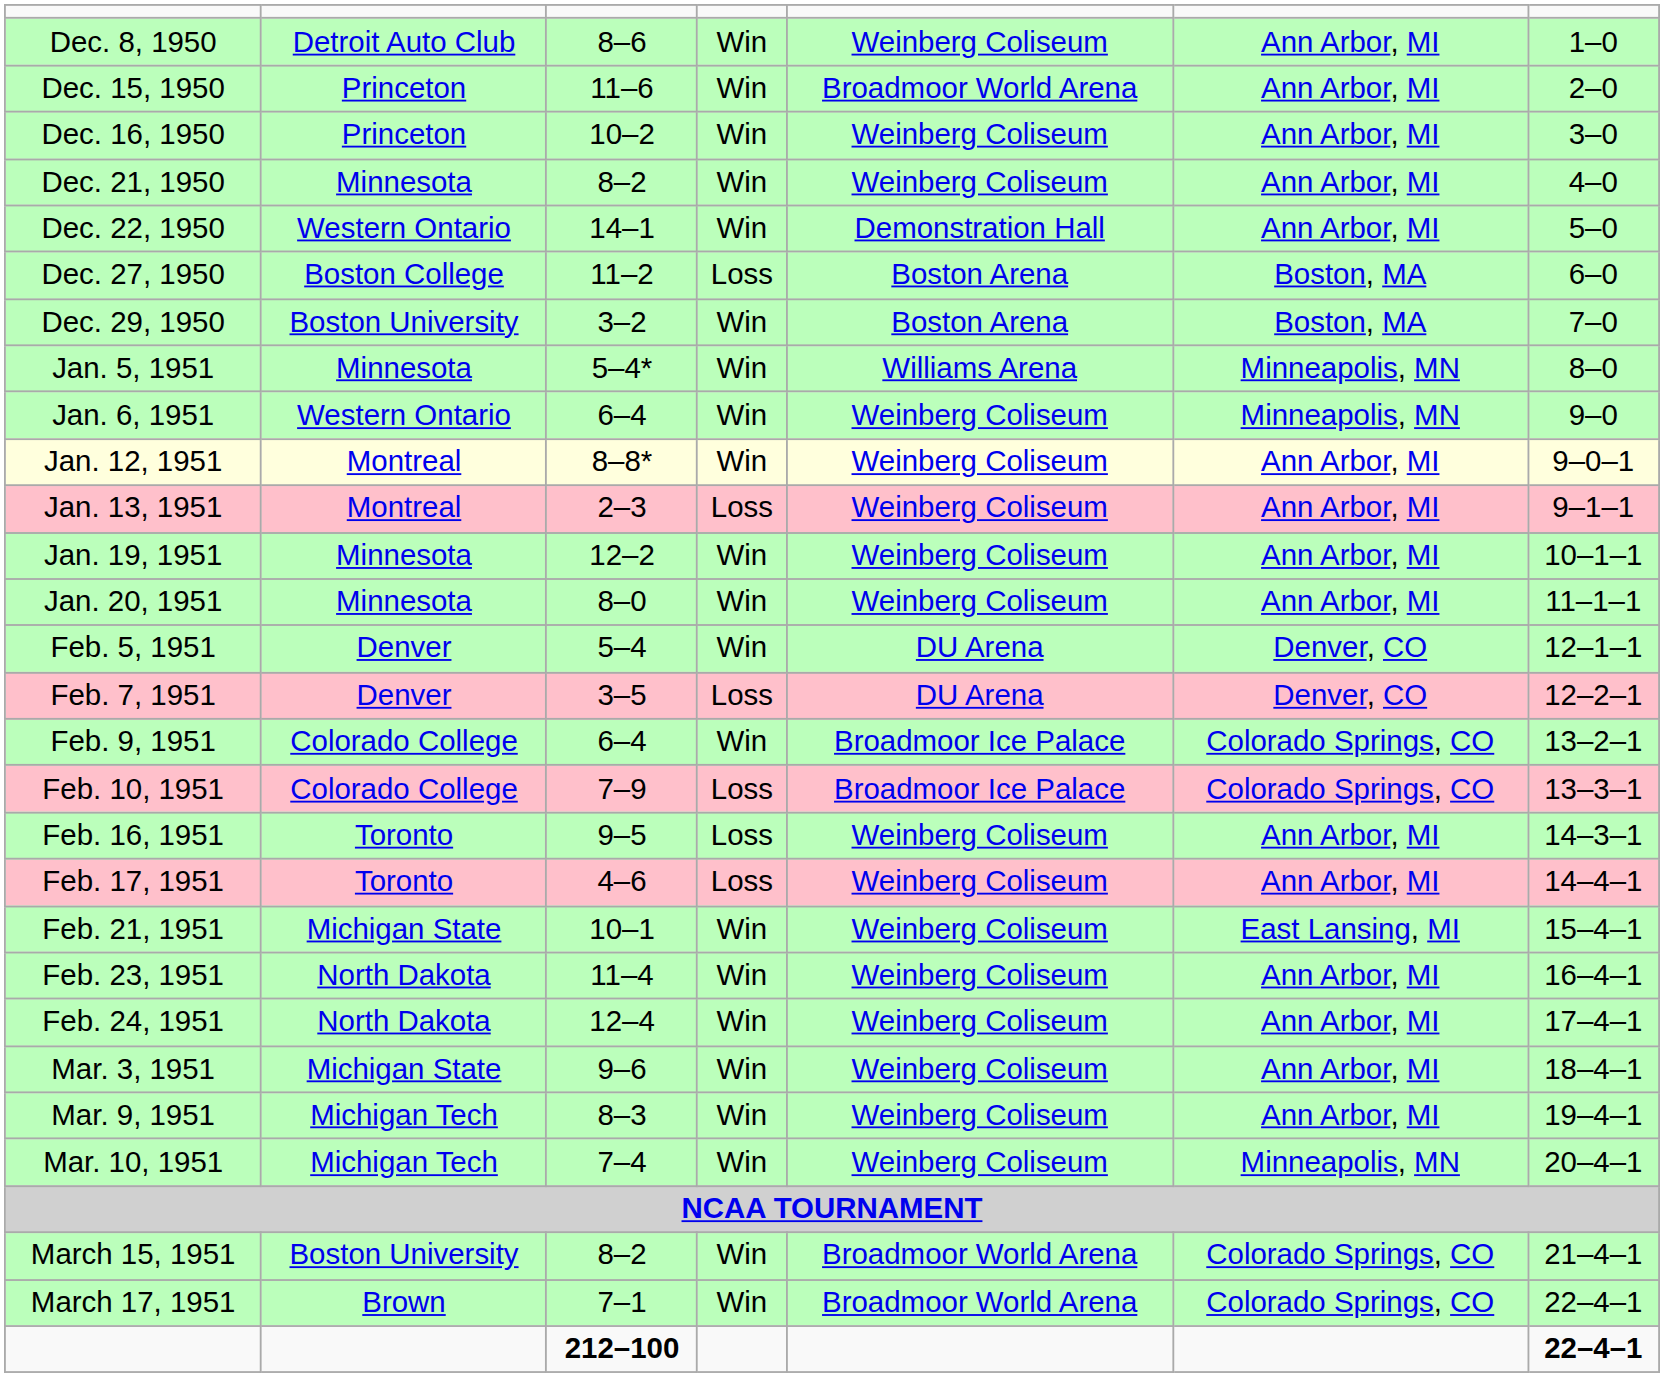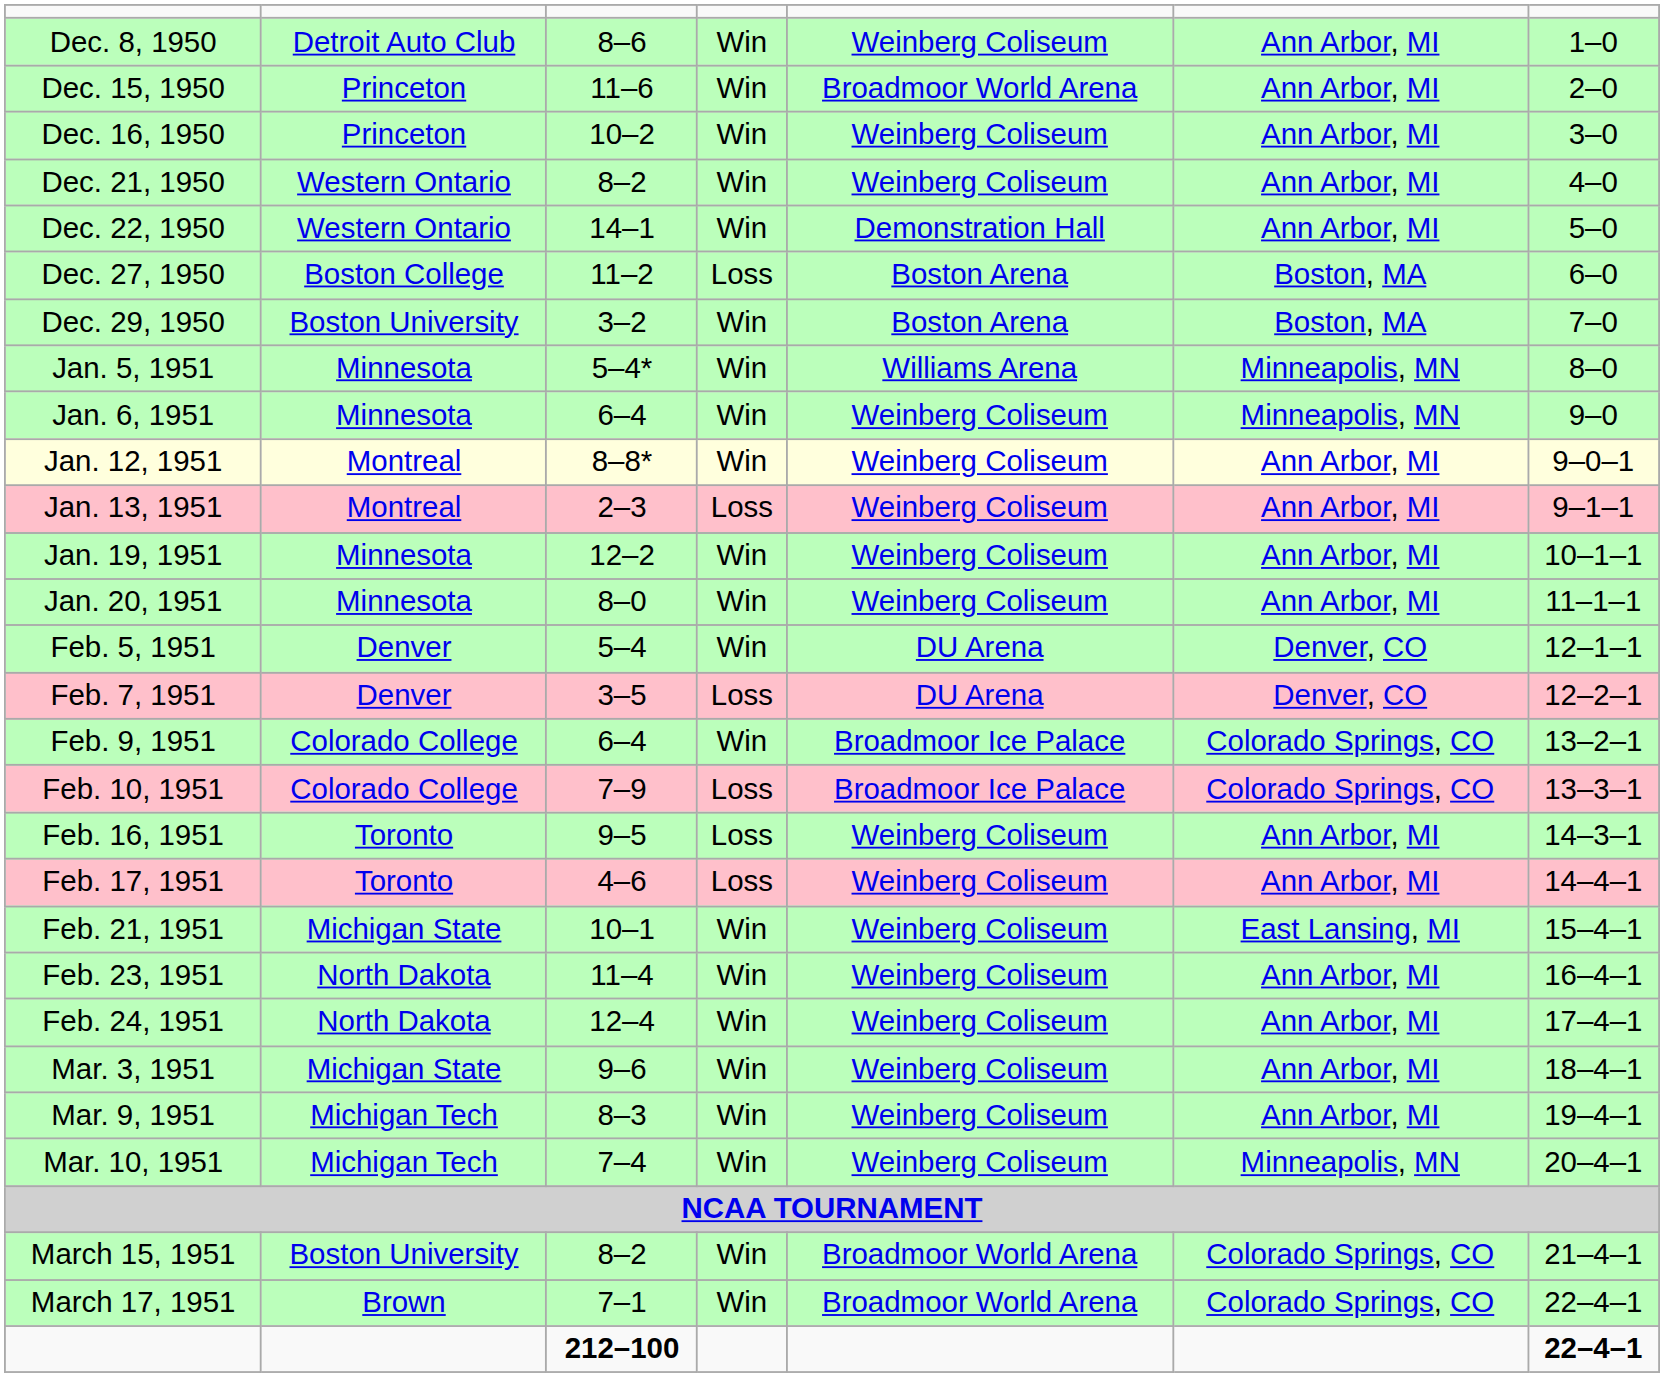(404, 181) Minnesota -> (404, 181) Western Ontario
(404, 414) Western Ontario -> (404, 414) Minnesota
